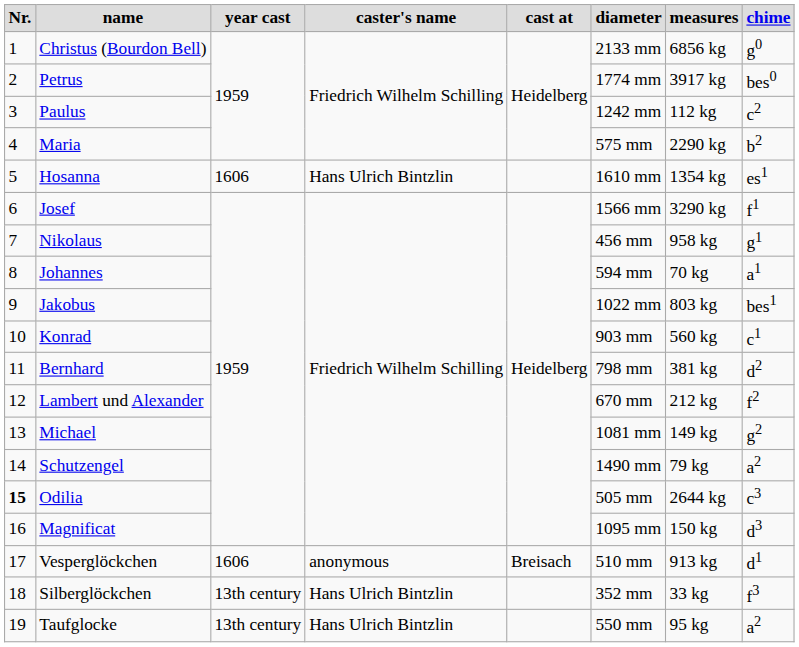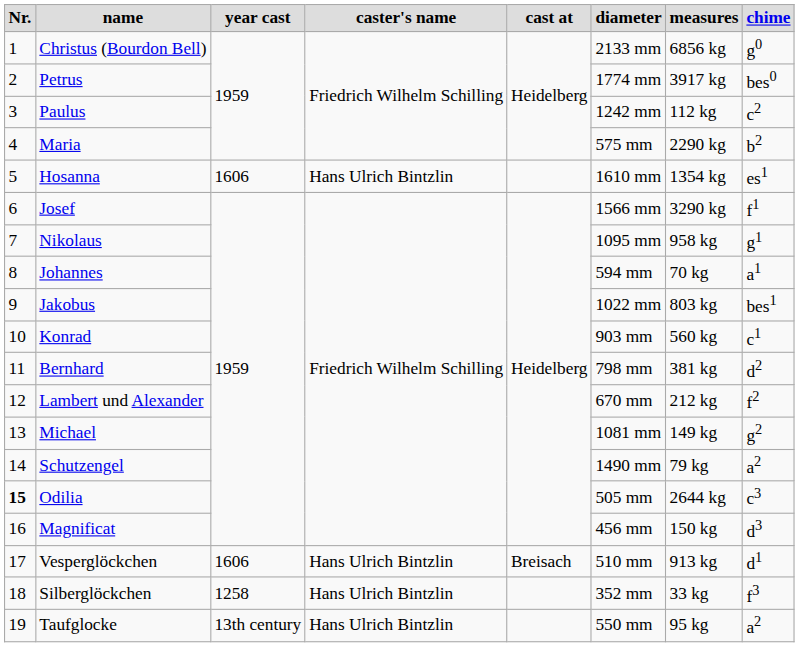(624, 240) 456 mm -> (628, 240) 1095 mm
(628, 529) 1095 mm -> (624, 529) 456 mm
(349, 561) anonymous -> (381, 561) Hans Ulrich Bintzlin
(258, 593) 13th century -> (232, 593) 1258
